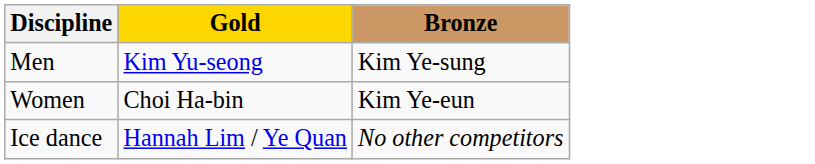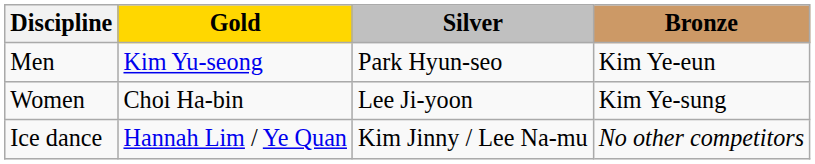+ column: (473, 23)
(422, 61) Kim Ye-sung -> (657, 61) Kim Ye-eun
(416, 100) Kim Ye-eun -> (662, 100) Kim Ye-sung
